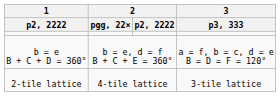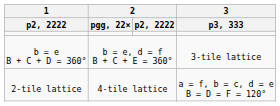(226, 57) a = f, b = c, d = e B = D = F = 120° -> (226, 57) 3-tile lattice
(226, 85) 3-tile lattice -> (226, 89) a = f, b = c, d = e B = D = F = 120°
